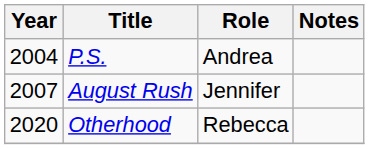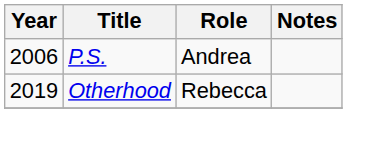(34, 56) 2004 -> (34, 56) 2006
- row: (130, 90)
(34, 125) 2020 -> (34, 90) 2019
